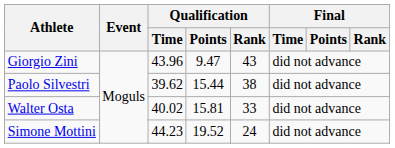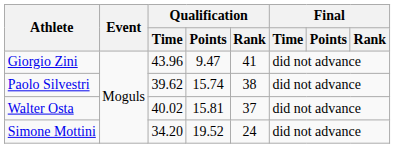(250, 62) 43 -> (250, 62) 41
(208, 85) 15.44 -> (208, 85) 15.74
(250, 108) 33 -> (250, 108) 37
(167, 131) 44.23 -> (167, 131) 34.20
